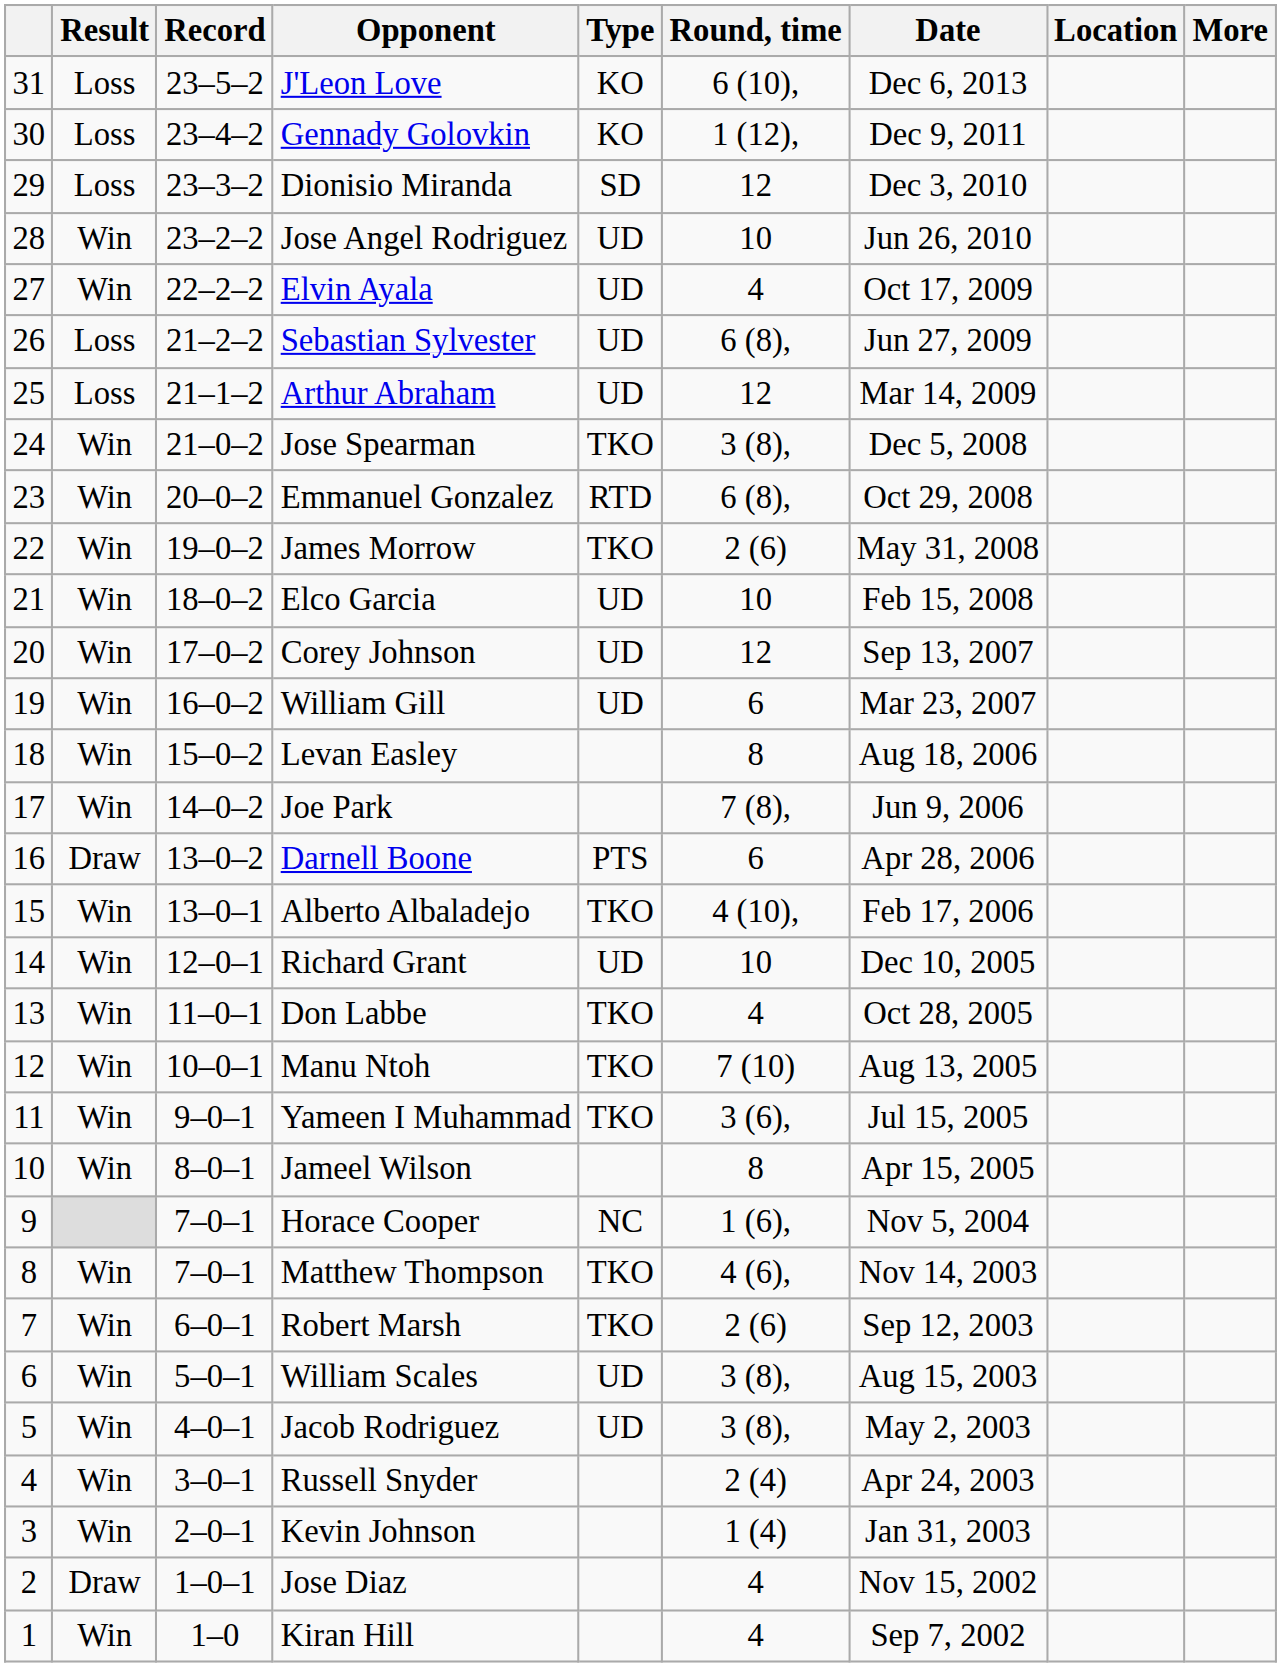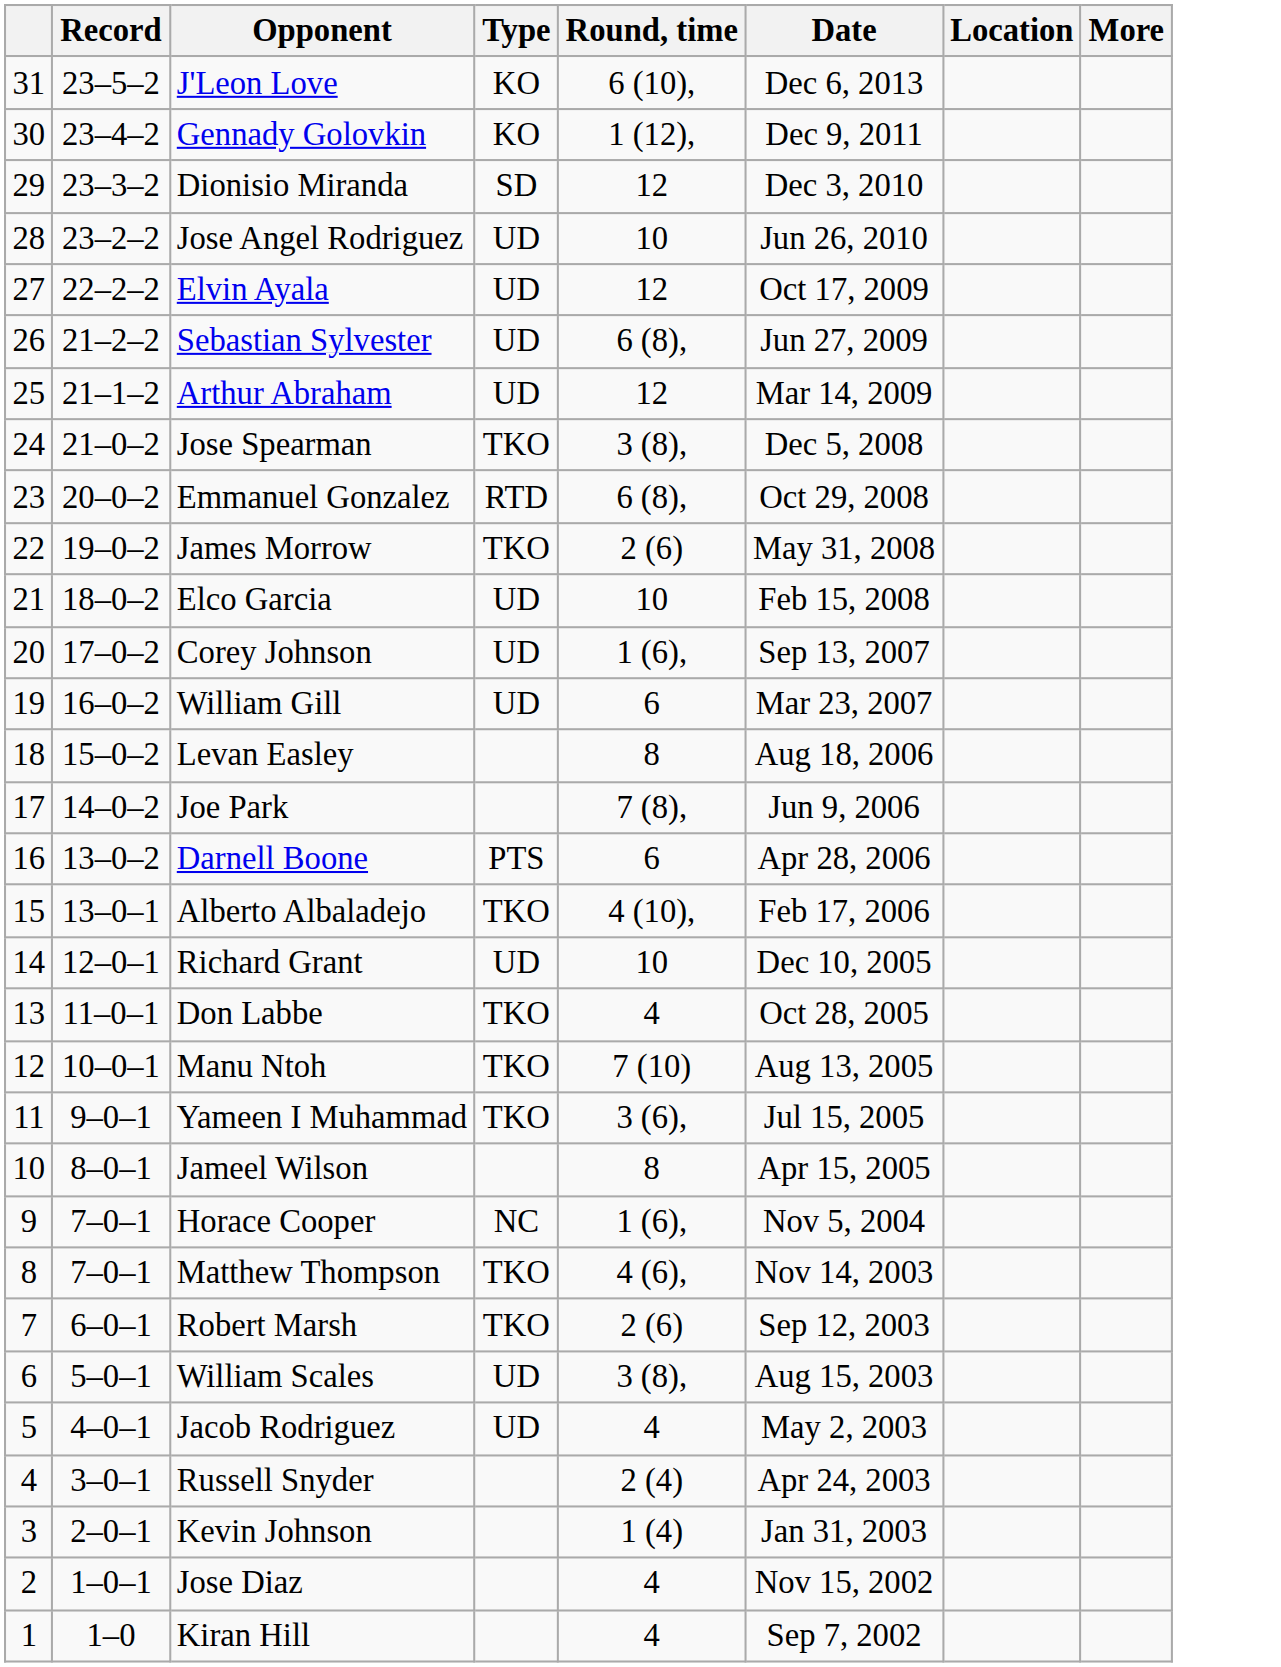- column: (105, 30)
(756, 289) 4 -> (652, 289) 12
(756, 651) 12 -> (652, 651) 1 (6),
(756, 1428) 3 (8), -> (652, 1428) 4
